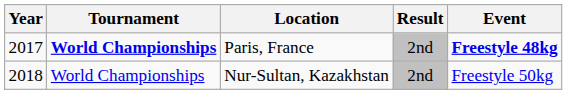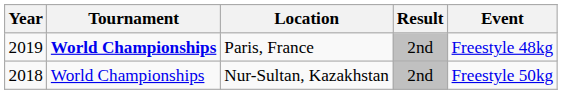(26, 47) 2017 -> (26, 47) 2019
(505, 47) bold -> (502, 47) normal
